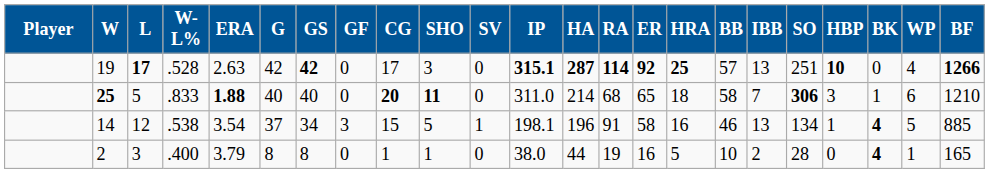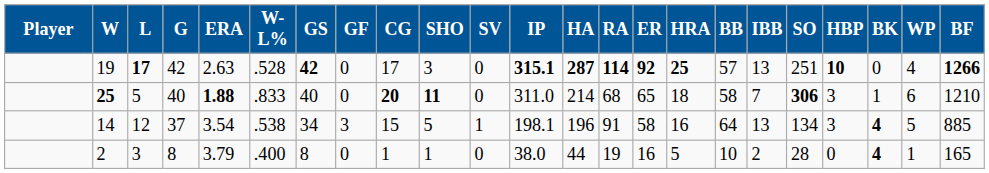columns swapped: (186, 29) <-> (278, 29)
(728, 125) 46 -> (728, 125) 64
(831, 125) 1 -> (831, 125) 3
